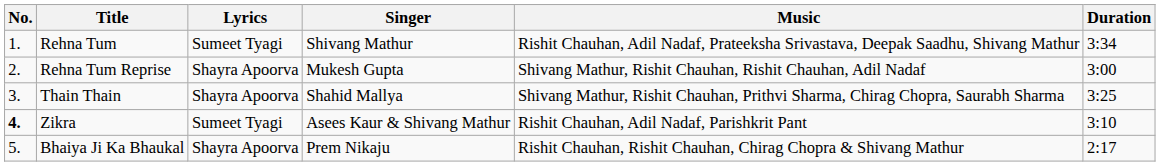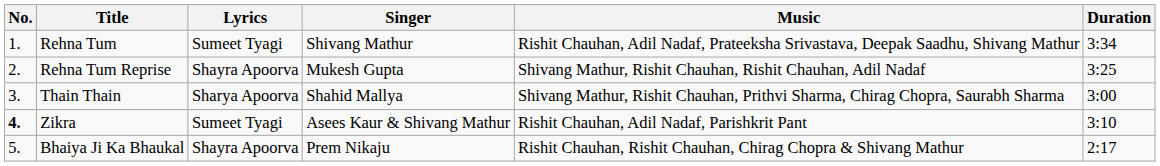(1102, 69) 3:00 -> (1102, 69) 3:25
(245, 95) Shayra Apoorva -> (245, 95) Sharya Apoorva
(1102, 95) 3:25 -> (1102, 95) 3:00
